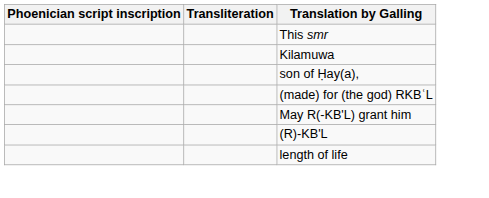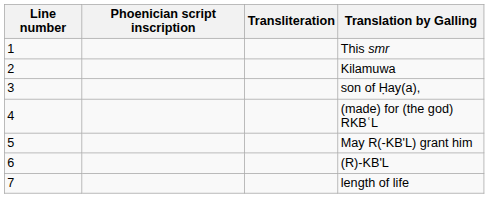+ column: (43, 21)
